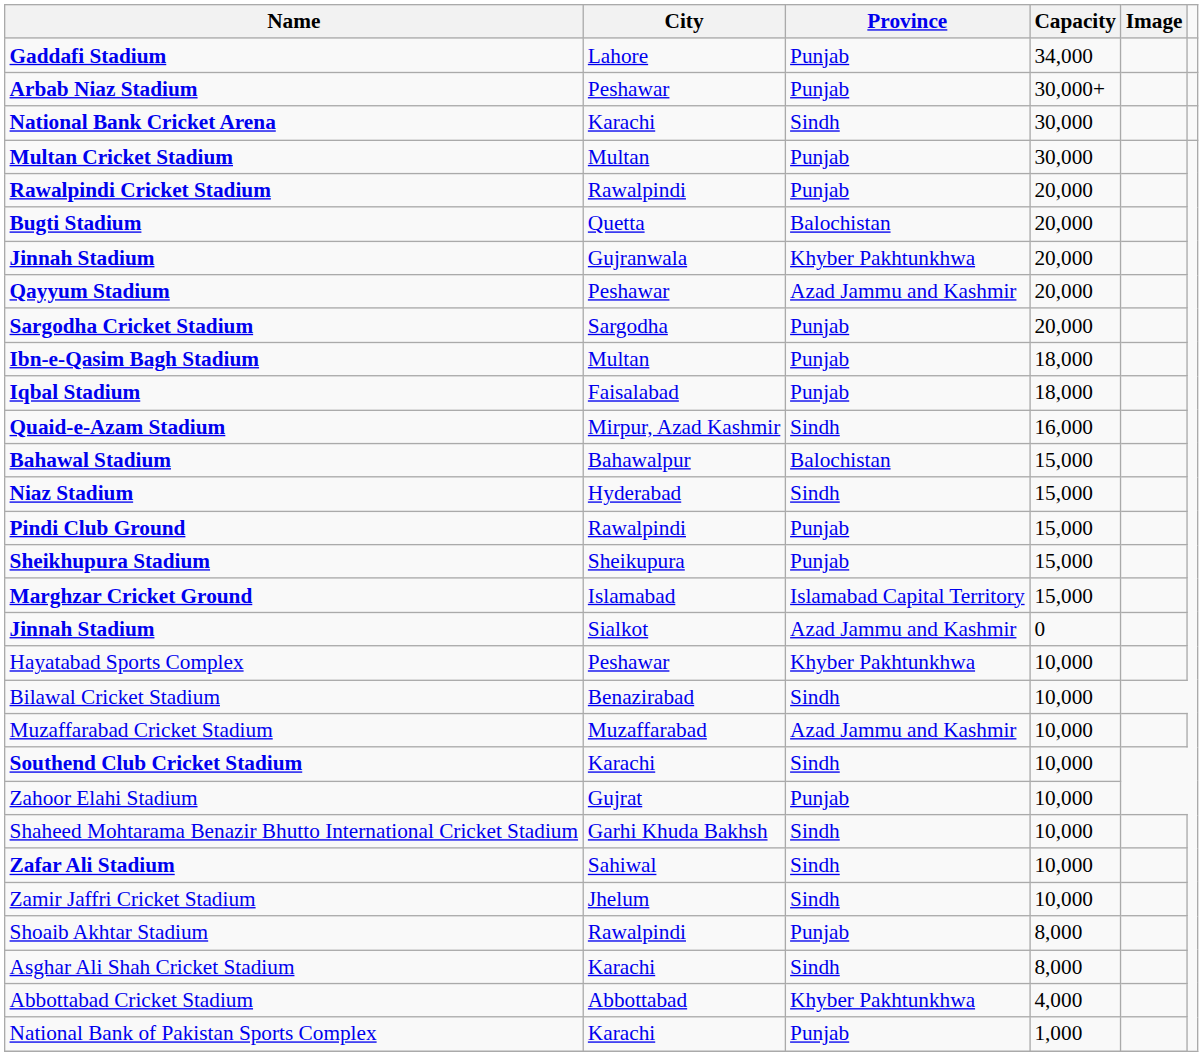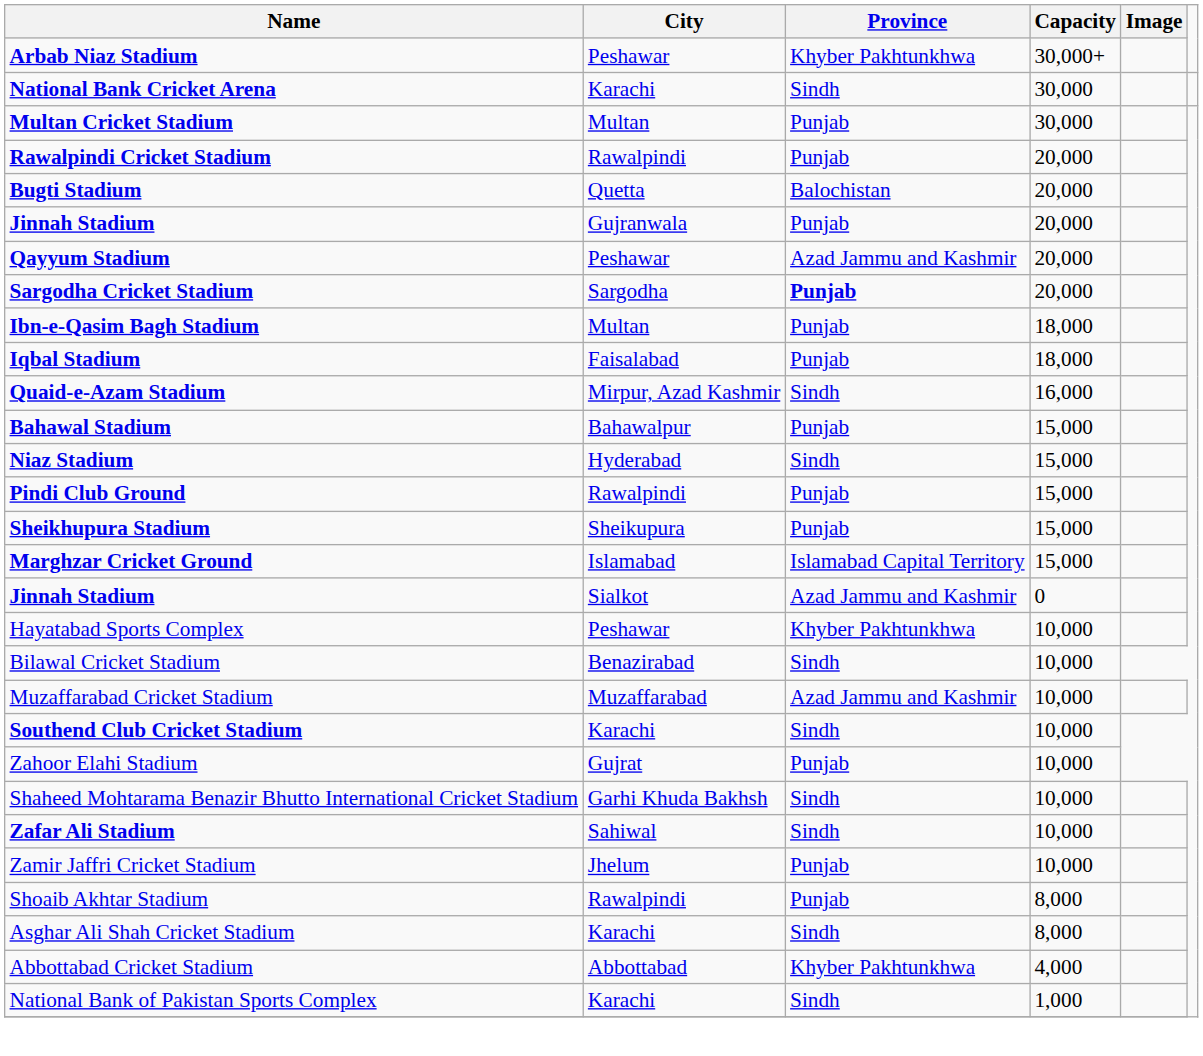- row: (88, 55)
(820, 88) Punjab -> (883, 55) Khyber Pakhtunkhwa
(883, 257) Khyber Pakhtunkhwa -> (820, 223) Punjab
(820, 325) normal -> (823, 291) bold
(840, 460) Balochistan -> (820, 426) Punjab
(815, 898) Sindh -> (820, 865) Punjab
(820, 1033) Punjab -> (815, 1000) Sindh
